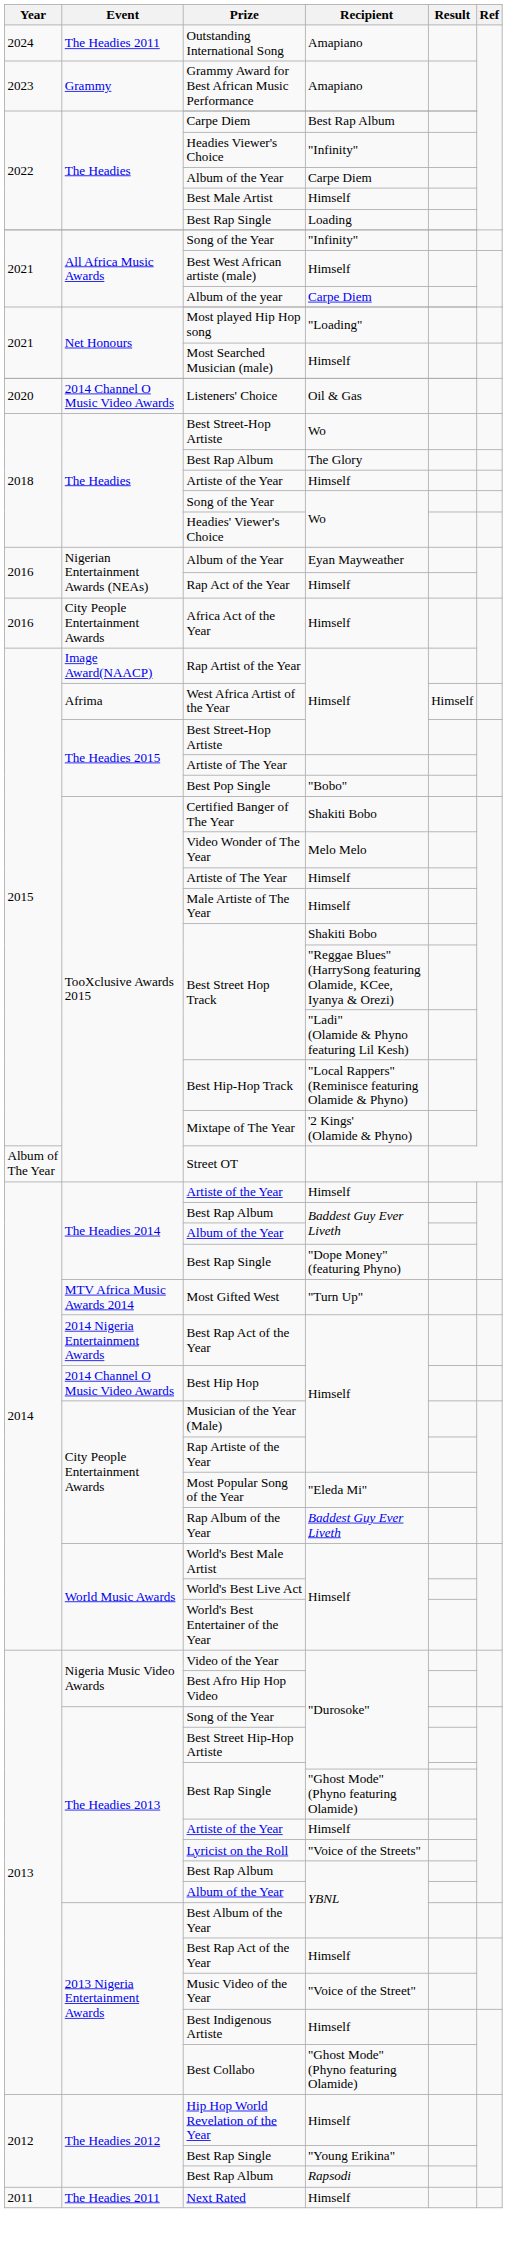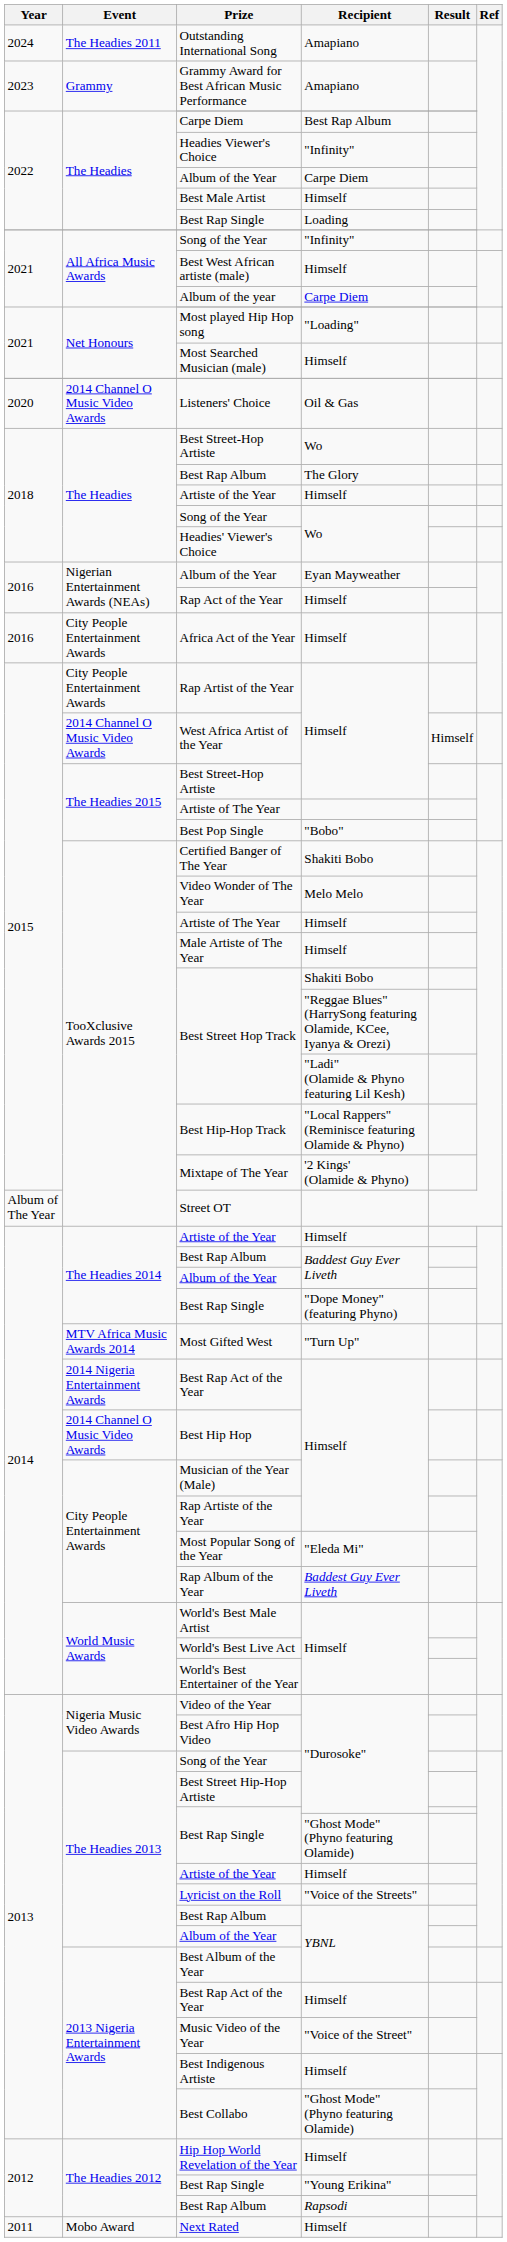(109, 665) Image Award(NAACP) -> (103, 688) City People Entertainment Awards
(84, 701) Afrima -> (109, 738) 2014 Channel O Music Video Awards
(112, 2197) The Headies 2011 -> (100, 2226) Mobo Award
